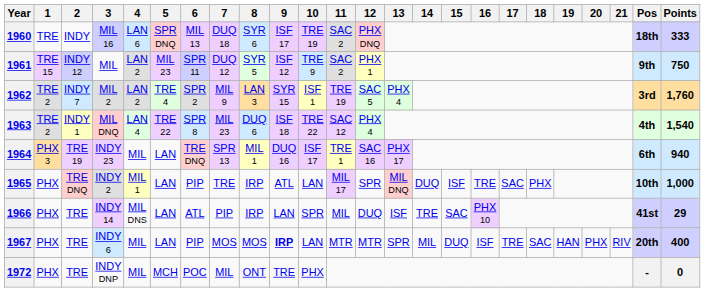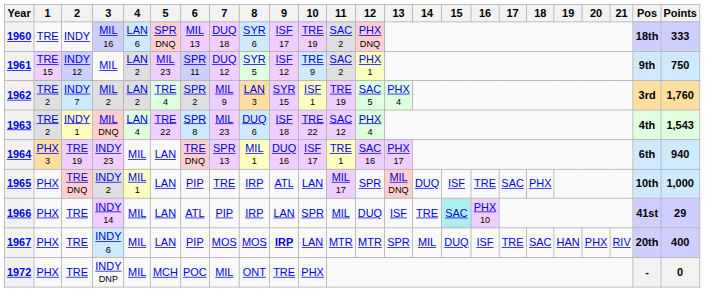(680, 125) 1,540 -> (680, 125) 1,543
(137, 213) MIL DNS -> (137, 213) MIL
(456, 213) no background -> (456, 213) paleturquoise background
